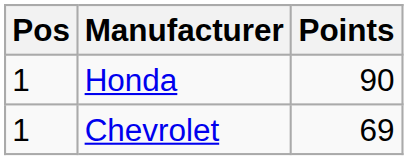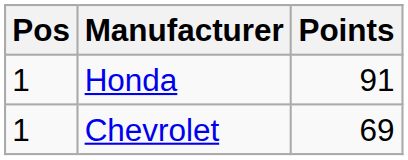(377, 80) 90 -> (377, 80) 91
